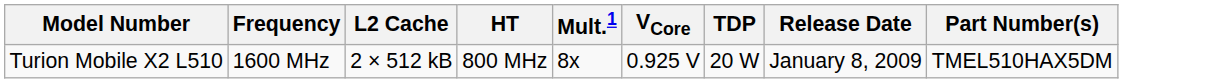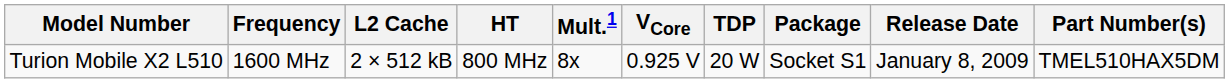+ column: (818, 24)
